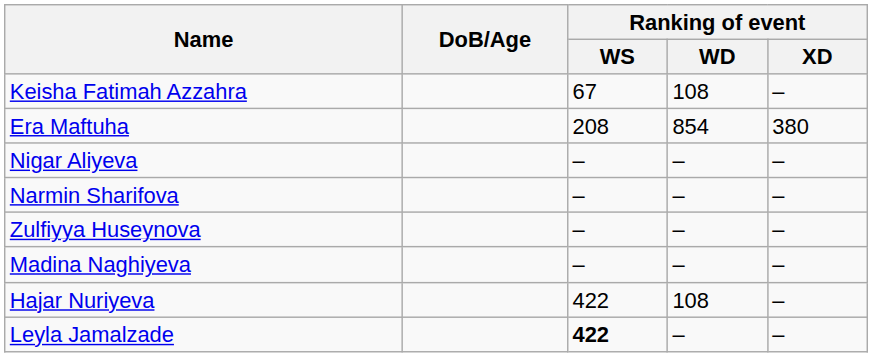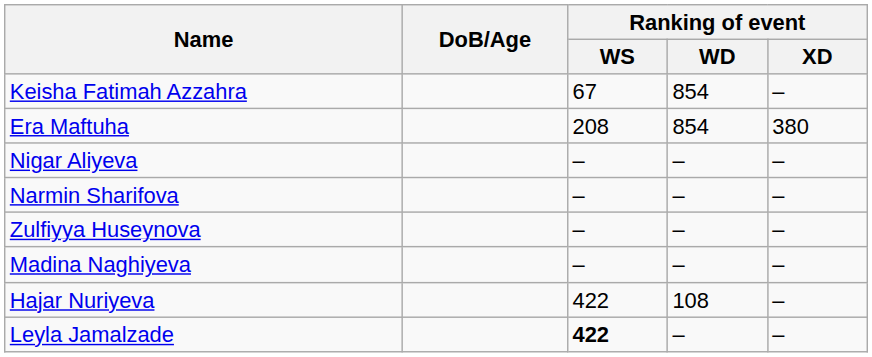(691, 92) 108 -> (691, 92) 854
